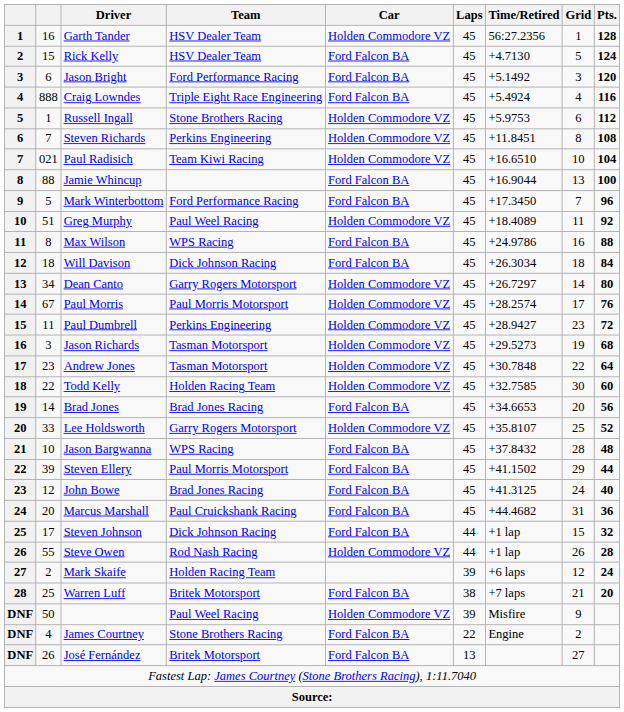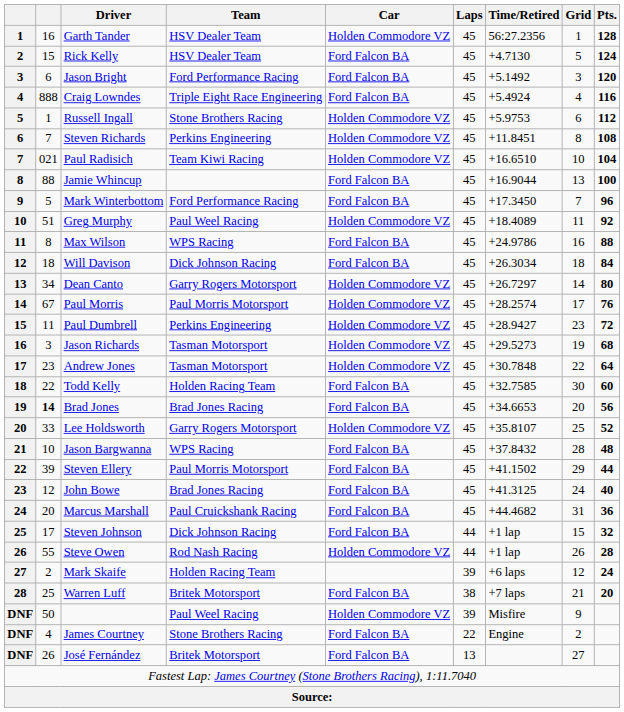(389, 387) Holden Commodore VZ -> (369, 387) Ford Falcon BA
(48, 407) normal -> (48, 407) bold
